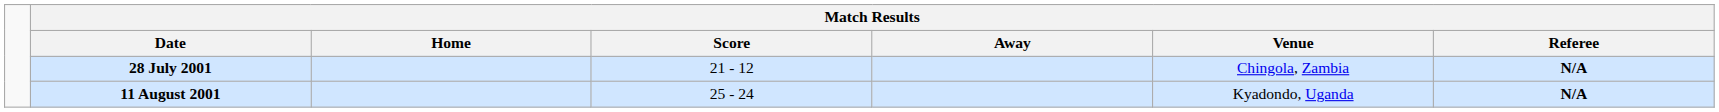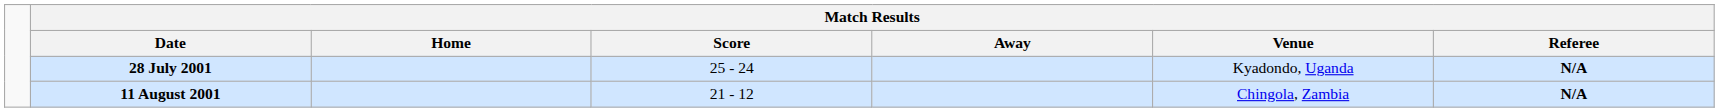(732, 69) 21 - 12 -> (732, 69) 25 - 24
(1293, 69) Chingola, Zambia -> (1293, 69) Kyadondo, Uganda
(732, 94) 25 - 24 -> (732, 94) 21 - 12
(1293, 94) Kyadondo, Uganda -> (1293, 94) Chingola, Zambia
